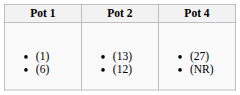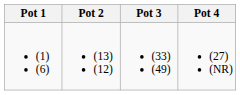+ column: (149, 13)
